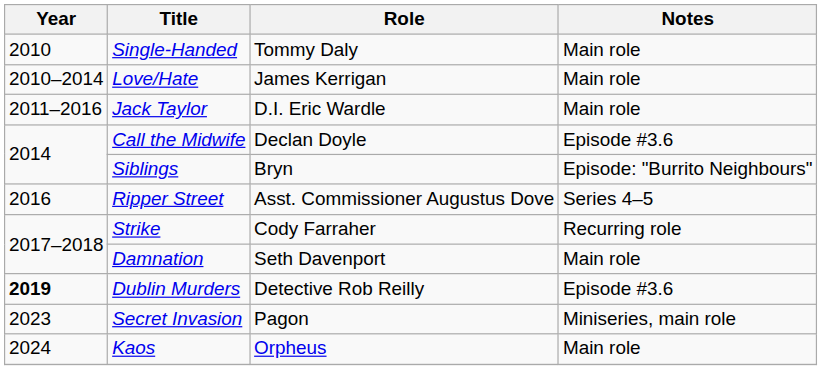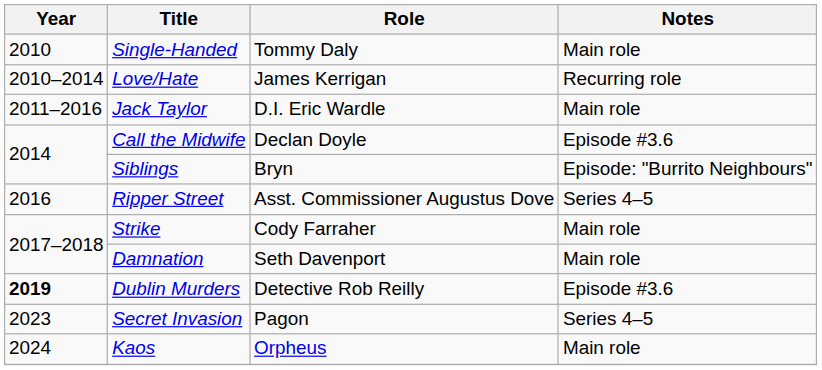(602, 79) Main role -> (622, 79) Recurring role
(622, 229) Recurring role -> (602, 229) Main role
(649, 318) Miniseries, main role -> (608, 318) Series 4–5
